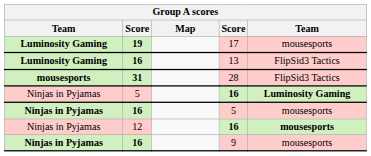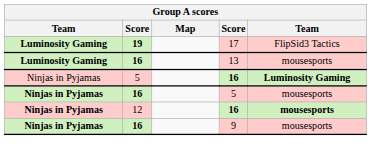(307, 44) mousesports -> (307, 44) FlipSid3 Tactics
(307, 61) FlipSid3 Tactics -> (307, 61) mousesports
- row: (137, 77)
(64, 126) normal -> (64, 110) bold
